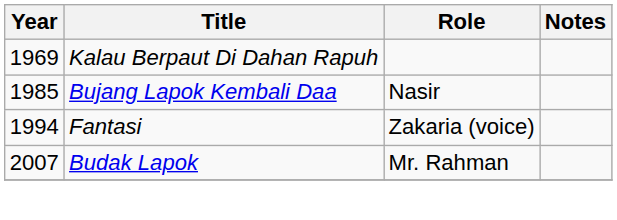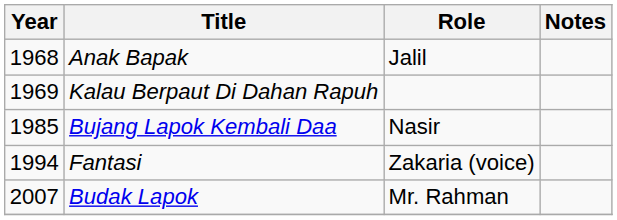+ row: (129, 57)
